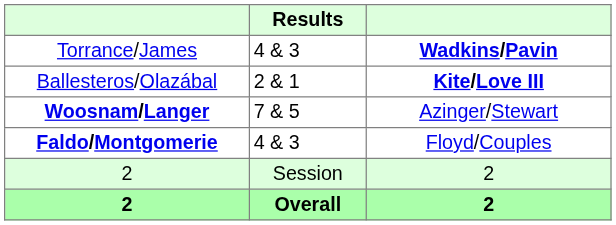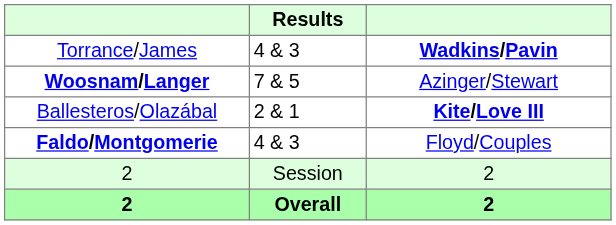rows swapped: (127, 112) <-> (127, 81)
